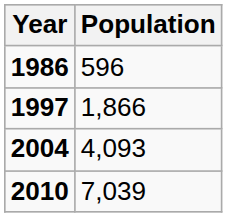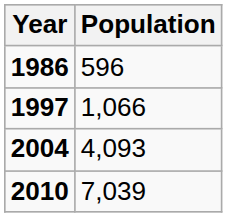(114, 107) 1,866 -> (114, 107) 1,066
